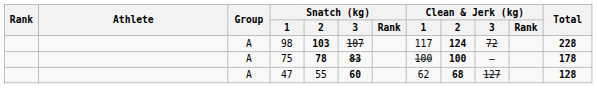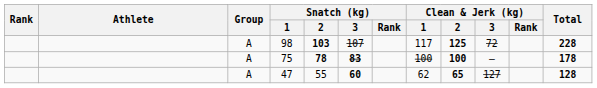(458, 44) 124 -> (458, 44) 125
(458, 75) 68 -> (458, 75) 65
